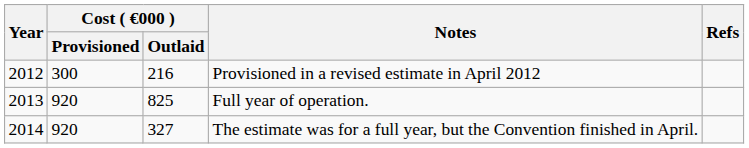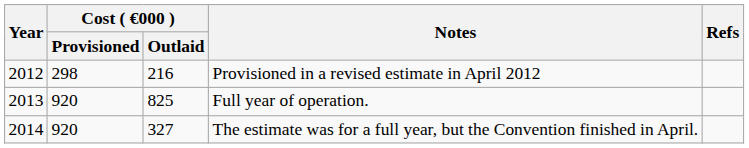(65, 73) 300 -> (65, 73) 298
